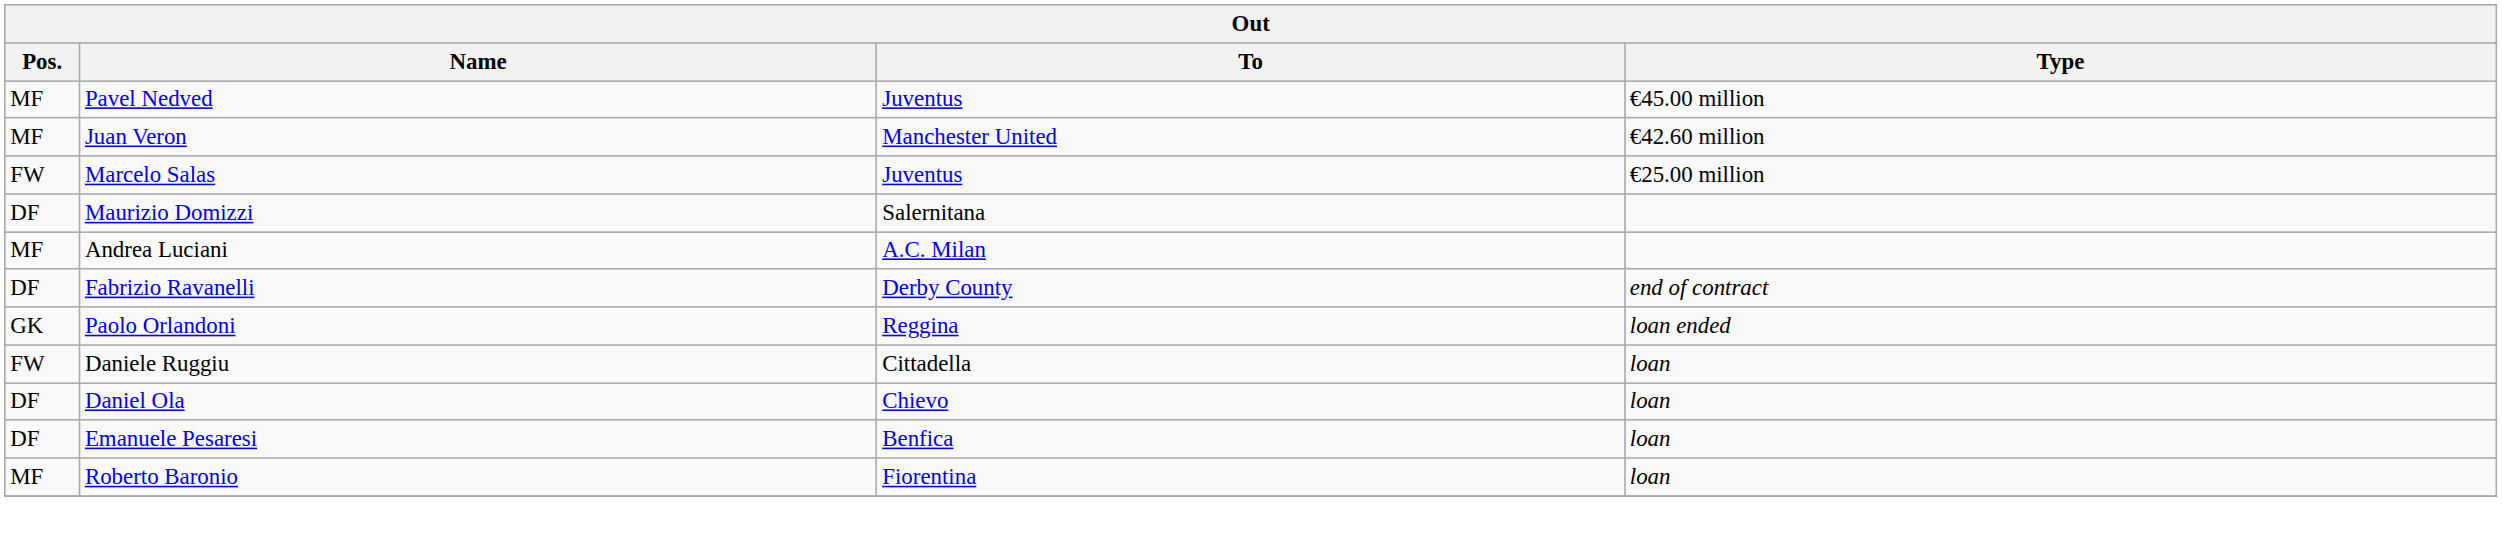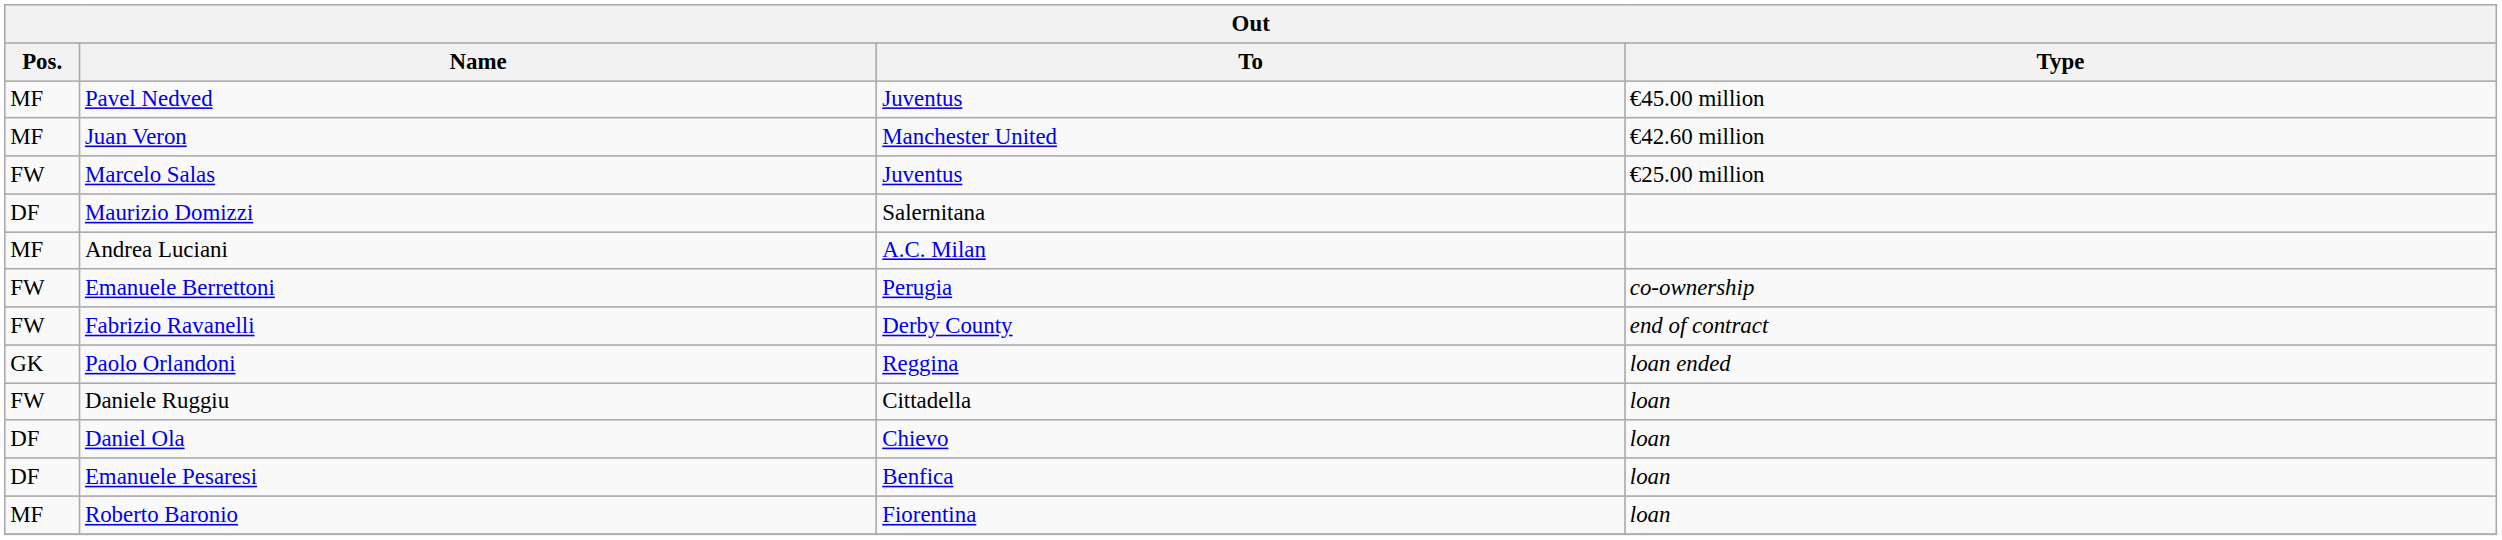+ row: (180, 288)
(25, 288) DF -> (27, 325) FW
